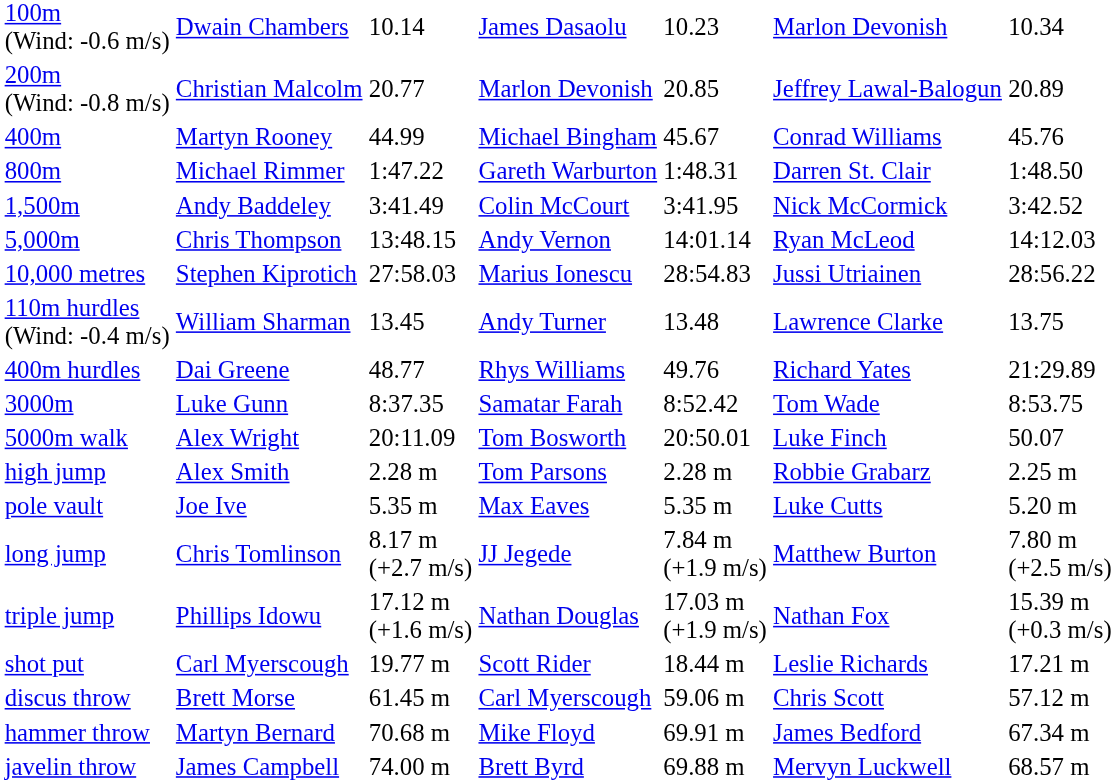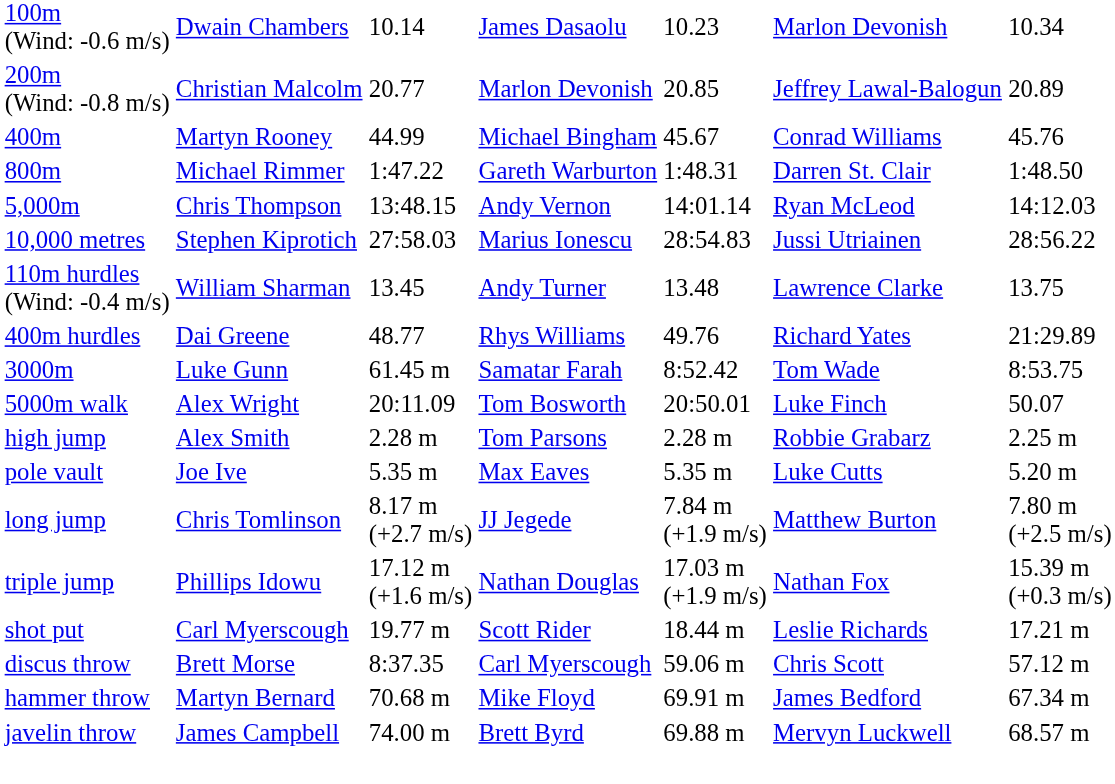- row: (42, 205)
(406, 403) 8:37.35 -> (409, 369) 61.45 m
(409, 698) 61.45 m -> (406, 664) 8:37.35
